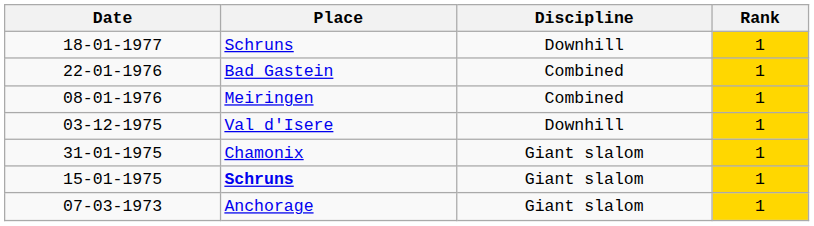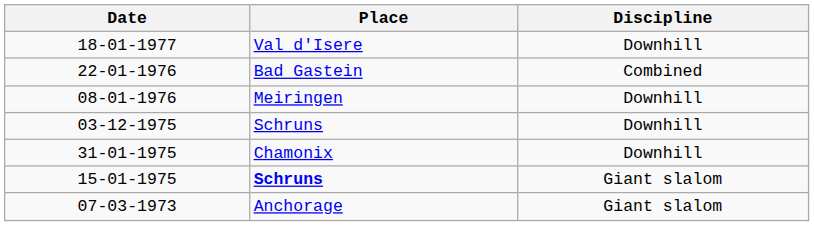- column: (760, 18)
(259, 45) Schruns -> (308, 45) Val d'Isere
(584, 99) Combined -> (663, 99) Downhill
(279, 126) Val d'Isere -> (288, 126) Schruns
(584, 153) Giant slalom -> (663, 153) Downhill
